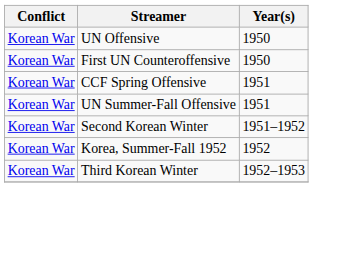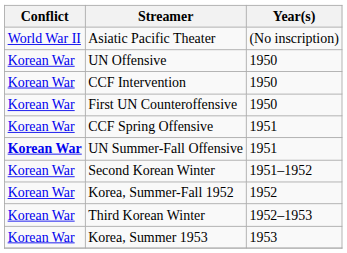+ row: (152, 38)
+ row: (137, 82)
(41, 104) normal -> (45, 148) bold
+ row: (148, 237)
